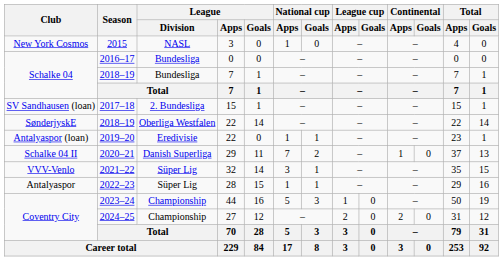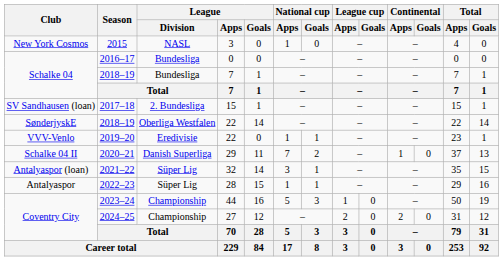(51, 138) Antalyaspor (loan) -> (51, 138) VVV-Venlo
(51, 169) VVV-Venlo -> (51, 169) Antalyaspor (loan)
